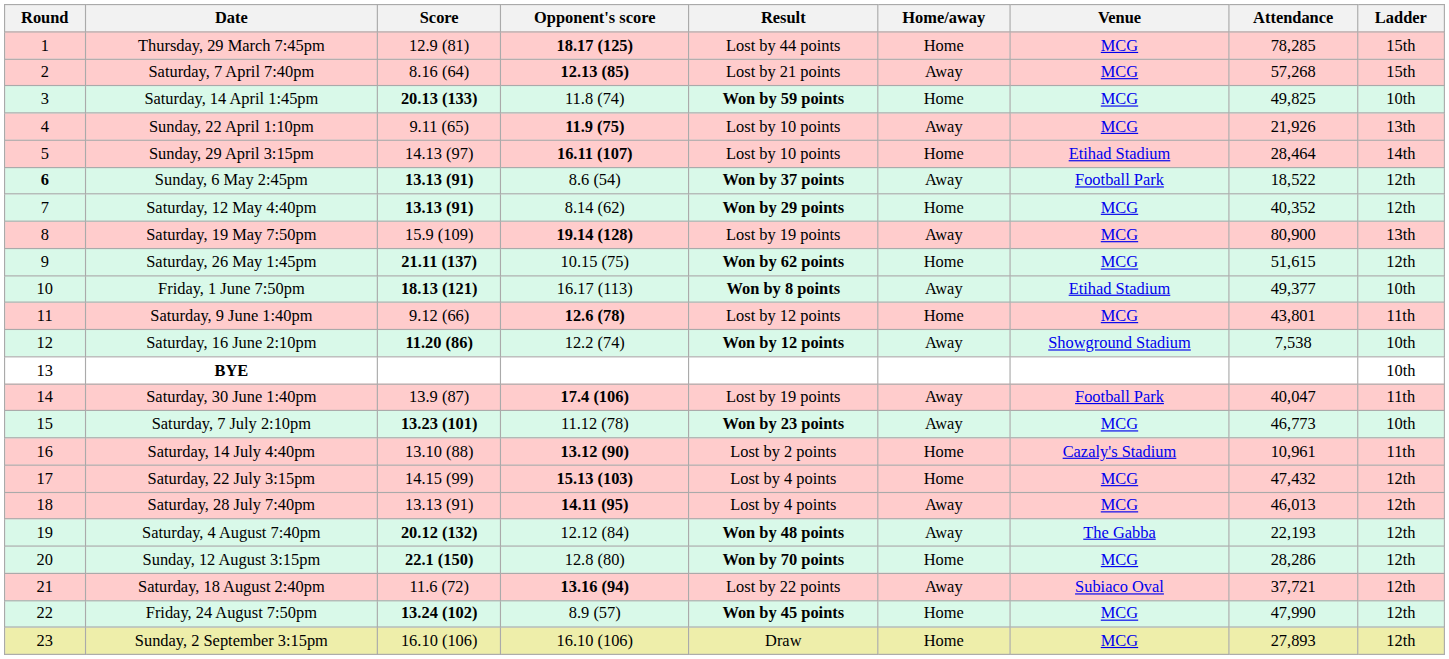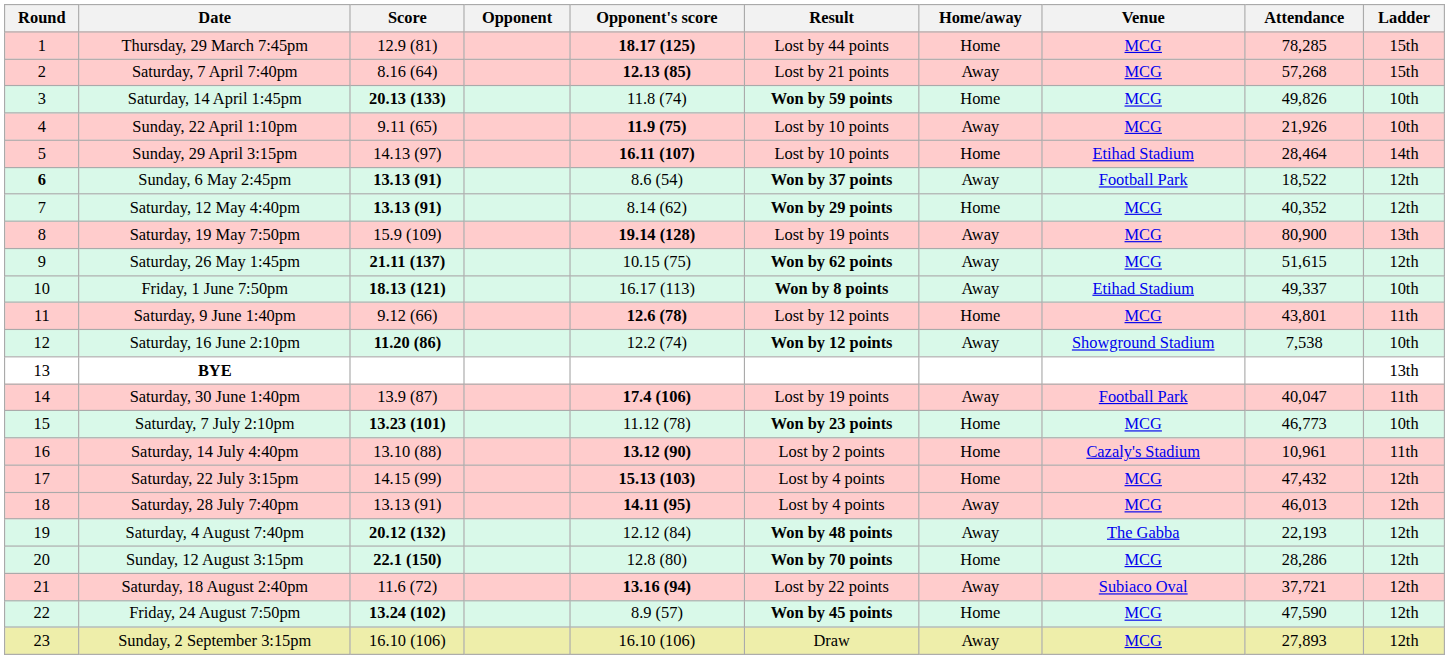+ column: (517, 18)
(1293, 99) 49,825 -> (1304, 99) 49,826
(1401, 126) 13th -> (1404, 126) 10th
(944, 262) Home -> (980, 262) Away
(1293, 289) 49,377 -> (1304, 289) 49,337
(1401, 370) 10th -> (1404, 370) 13th
(944, 424) Away -> (980, 424) Home
(1293, 614) 47,990 -> (1304, 614) 47,590
(944, 641) Home -> (980, 641) Away
